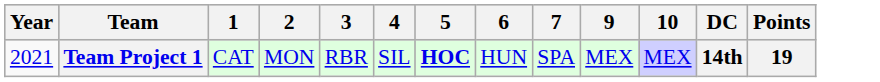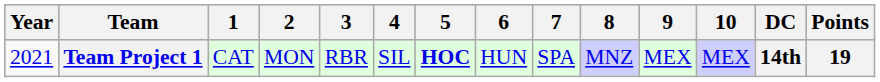+ column: (609, 21)
